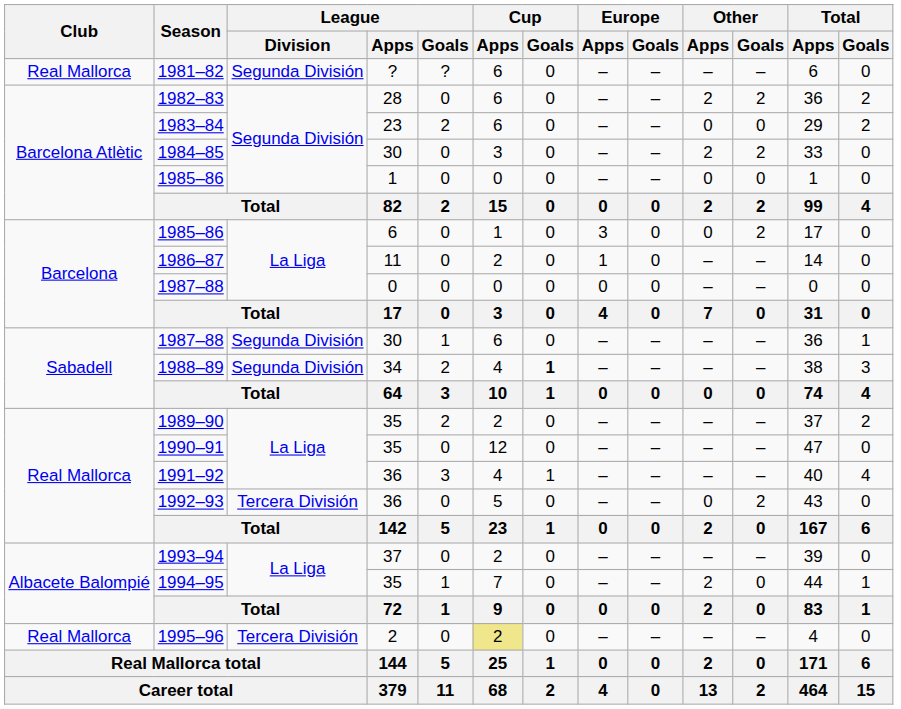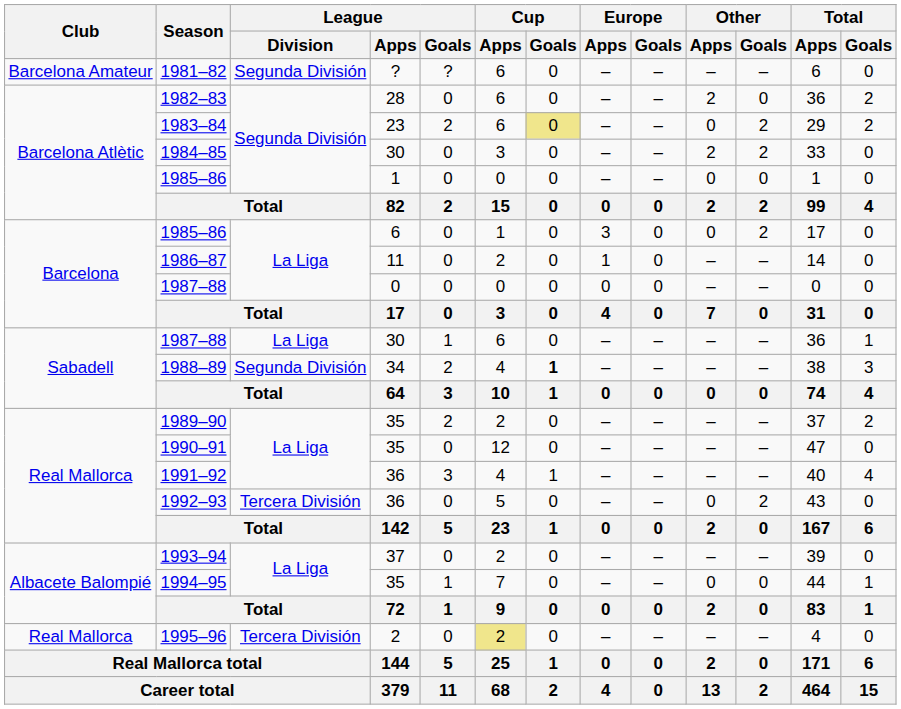(79, 71) Real Mallorca -> (81, 71) Barcelona Amateur
(761, 98) 2 -> (763, 98) 0
(550, 125) no background -> (553, 125) khaki background
(761, 125) 0 -> (763, 125) 2
(298, 340) Segunda División -> (300, 340) La Liga
(708, 582) 2 -> (711, 582) 0
